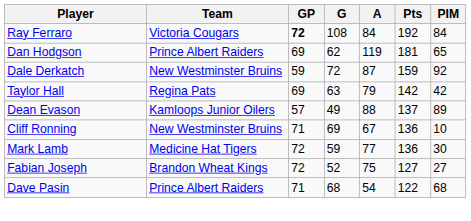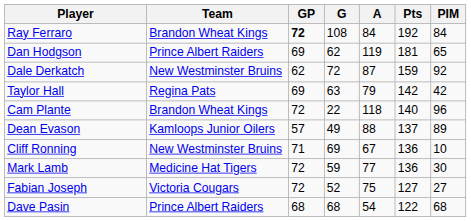(194, 33) Victoria Cougars -> (208, 33) Brandon Wheat Kings
(298, 71) 59 -> (298, 71) 62
+ row: (39, 110)
(208, 168) Brandon Wheat Kings -> (194, 187) Victoria Cougars
(298, 187) 71 -> (298, 206) 68
